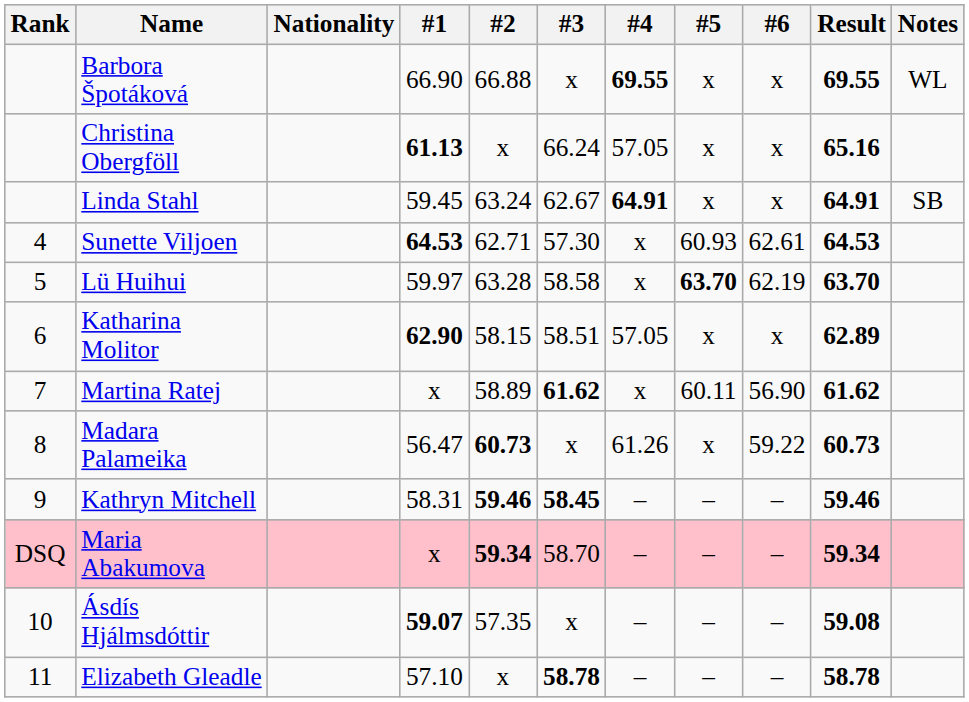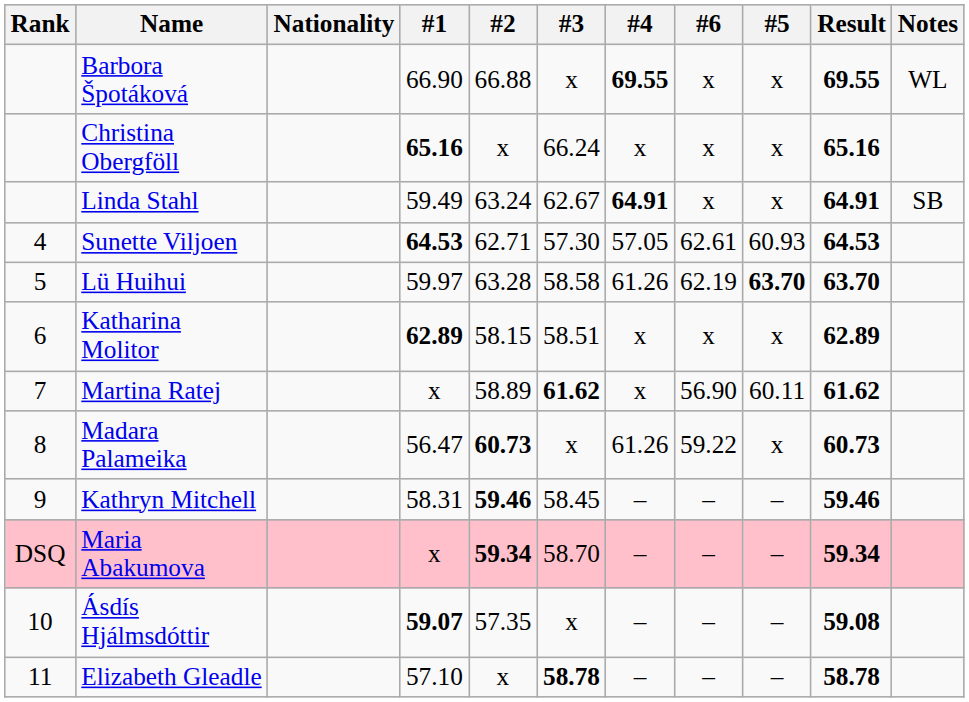columns swapped: (709, 24) <-> (777, 24)
(434, 147) 61.13 -> (434, 147) 65.16
(640, 147) 57.05 -> (640, 147) x
(434, 201) 59.45 -> (434, 201) 59.49
(640, 241) x -> (640, 241) 57.05
(640, 281) x -> (640, 281) 61.26
(434, 336) 62.90 -> (434, 336) 62.89
(640, 336) 57.05 -> (640, 336) x
(571, 499) bold -> (571, 499) normal
